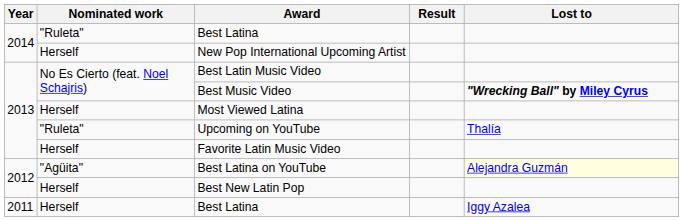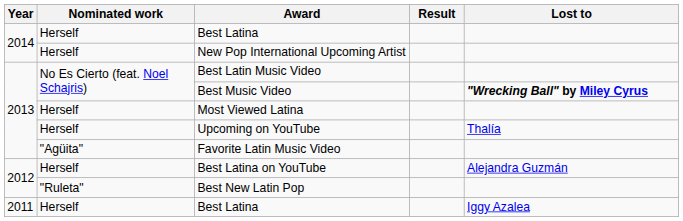(62, 33) "Ruleta" -> (59, 33) Herself
(62, 129) "Ruleta" -> (59, 129) Herself
(59, 149) Herself -> (61, 149) "Agüita"
(61, 168) "Agüita" -> (59, 168) Herself
(517, 168) lightyellow background -> (517, 168) no background
(59, 187) Herself -> (62, 187) "Ruleta"
